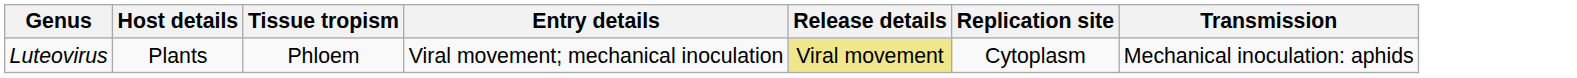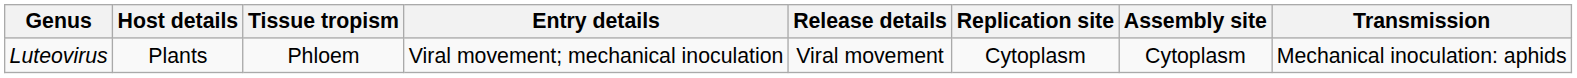+ column: (1195, 21)
(870, 55) khaki background -> (870, 55) no background
